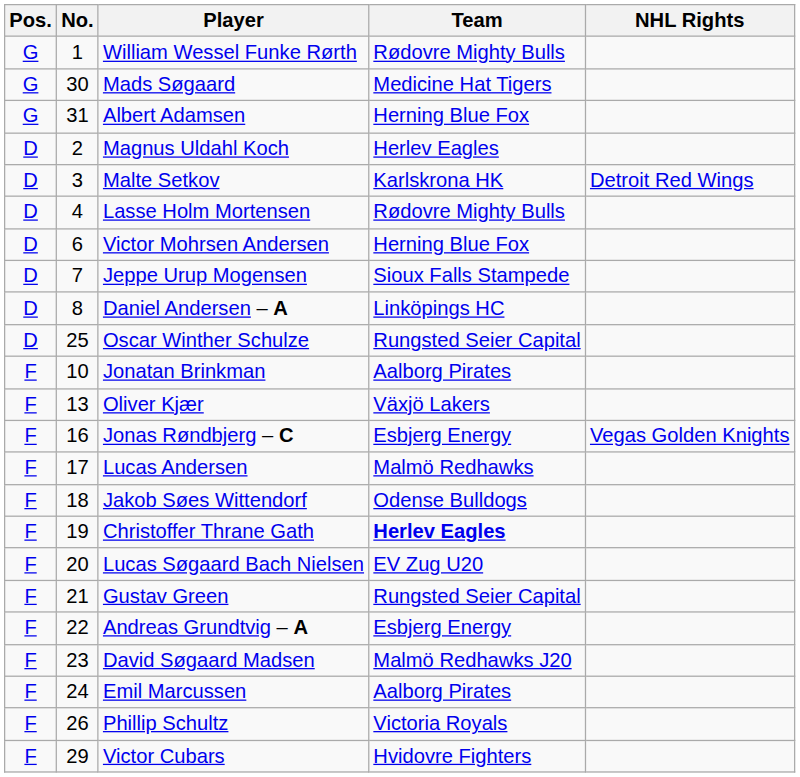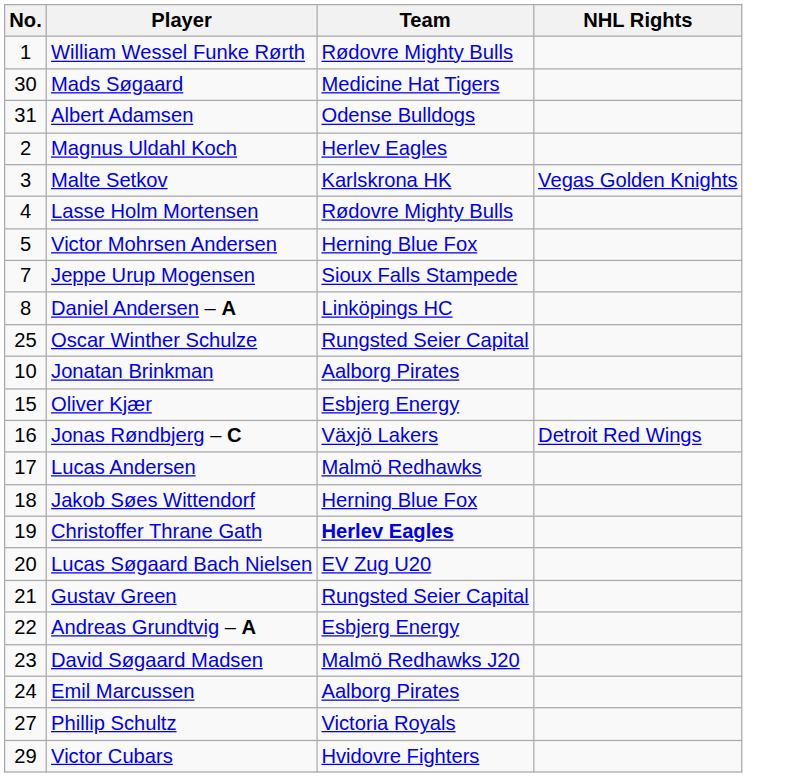- column: (31, 20)
(451, 116) Herning Blue Fox -> (398, 116) Odense Bulldogs
(672, 180) Detroit Red Wings -> (638, 180) Vegas Golden Knights
(77, 244) 6 -> (26, 244) 5
(77, 404) 13 -> (26, 404) 15
(432, 404) Växjö Lakers -> (390, 404) Esbjerg Energy
(442, 436) Esbjerg Energy -> (380, 436) Växjö Lakers
(690, 436) Vegas Golden Knights -> (620, 436) Detroit Red Wings
(450, 500) Odense Bulldogs -> (399, 500) Herning Blue Fox
(77, 723) 26 -> (26, 723) 27
